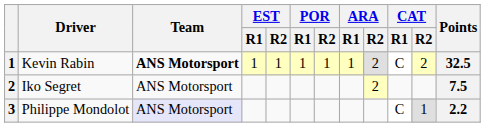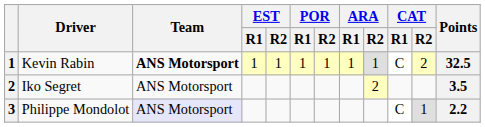(375, 62) 2 -> (375, 62) 1
(458, 86) 7.5 -> (458, 86) 3.5
